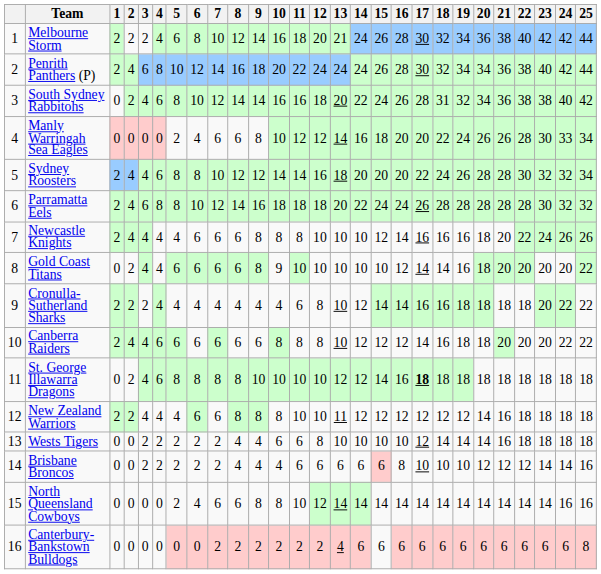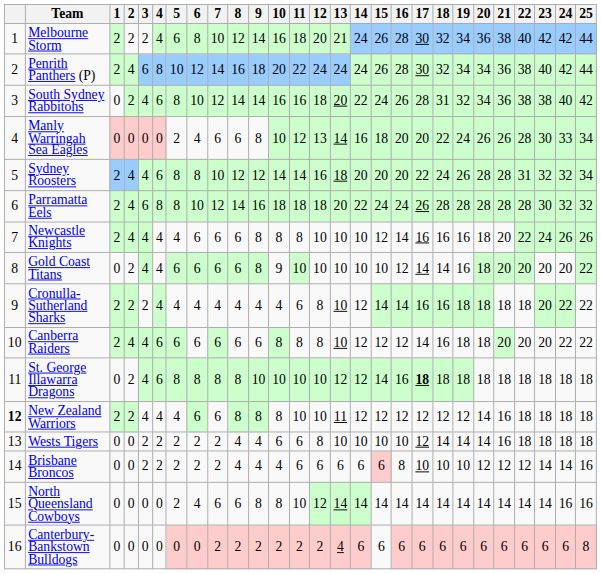(320, 138) 12 -> (320, 138) 13
(525, 175) 30 -> (525, 175) 31
(15, 417) normal -> (15, 417) bold
